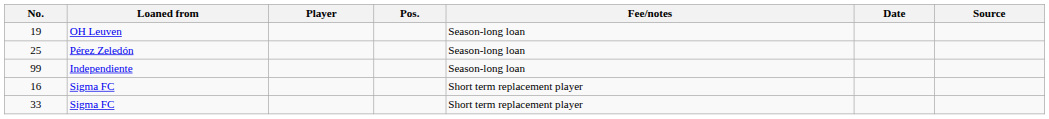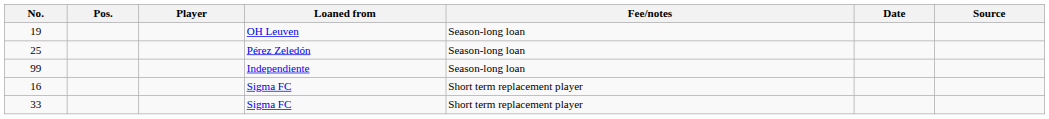columns swapped: (410, 13) <-> (168, 13)
